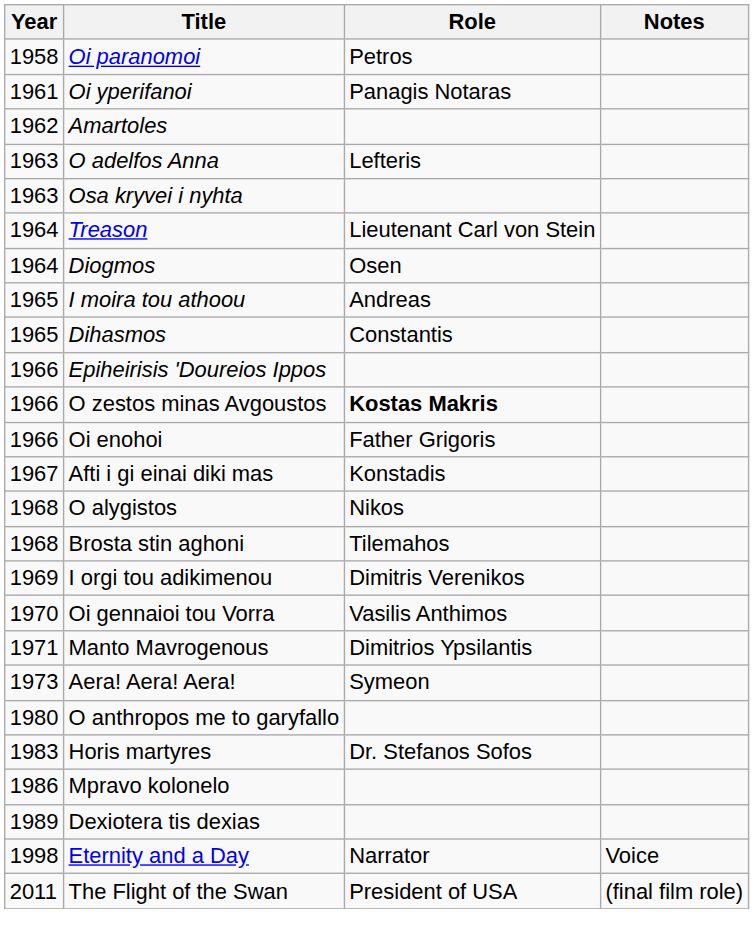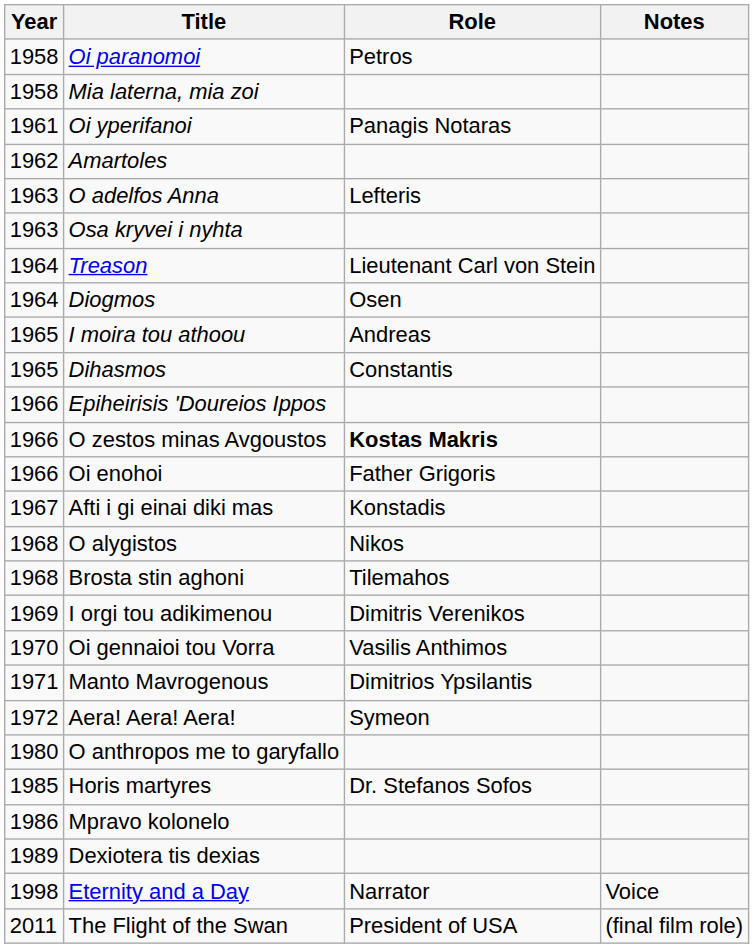+ row: (164, 91)
(34, 682) 1973 -> (34, 717) 1972
(34, 751) 1983 -> (34, 786) 1985
